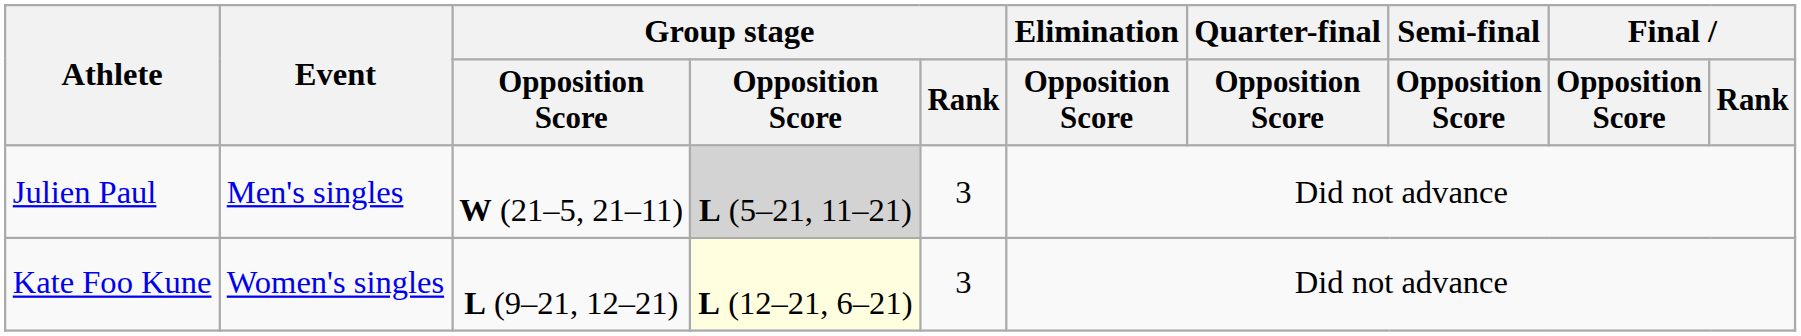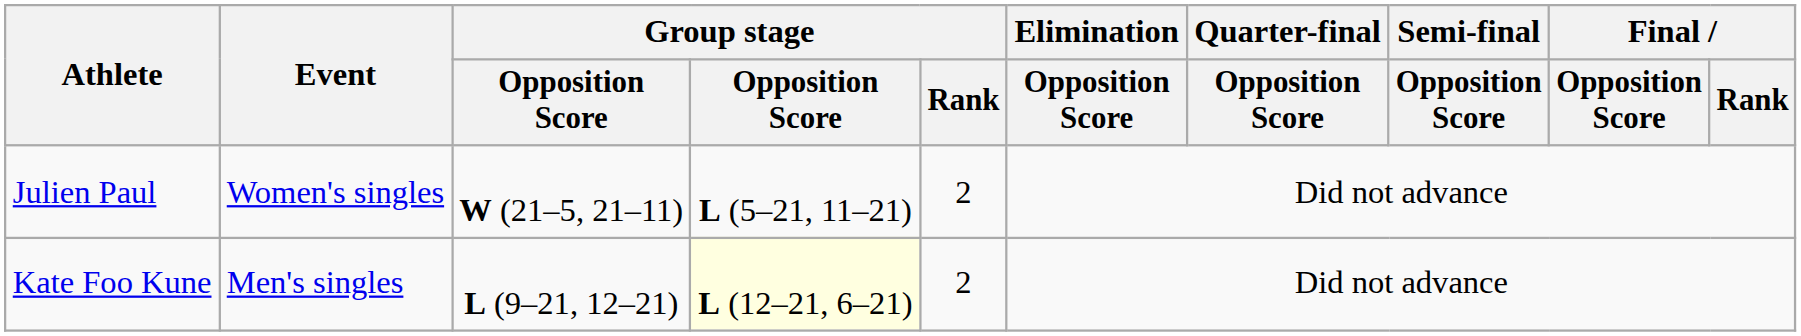(315, 191) Men's singles -> (335, 191) Women's singles
(805, 210) lightgrey background -> (805, 210) no background
(963, 191) 3 -> (963, 191) 2
(335, 283) Women's singles -> (315, 283) Men's singles
(963, 283) 3 -> (963, 283) 2
